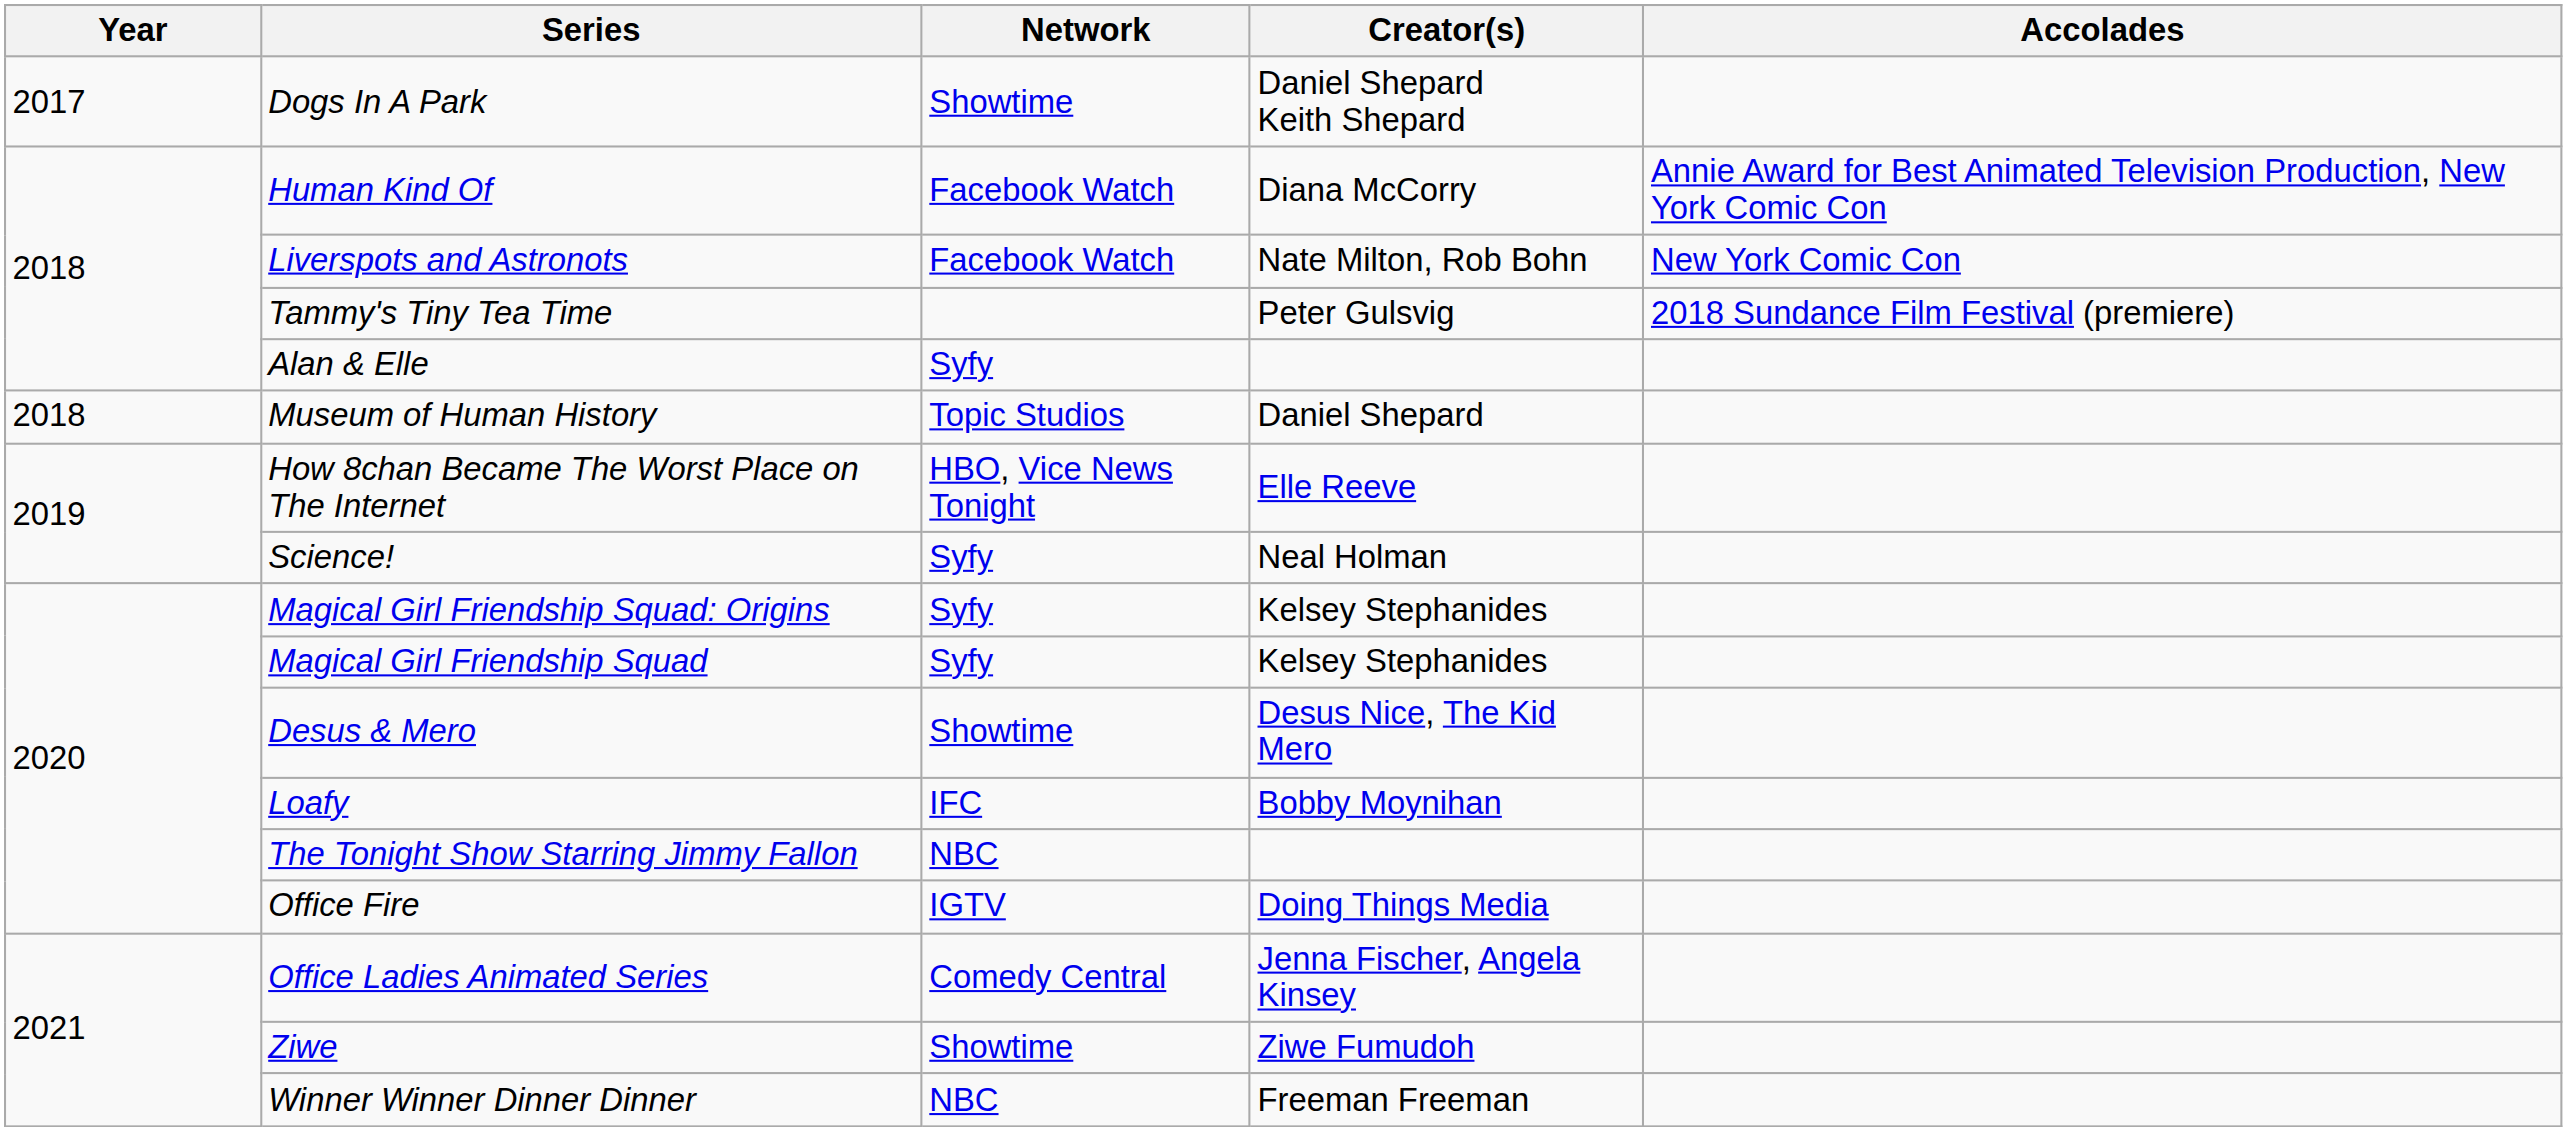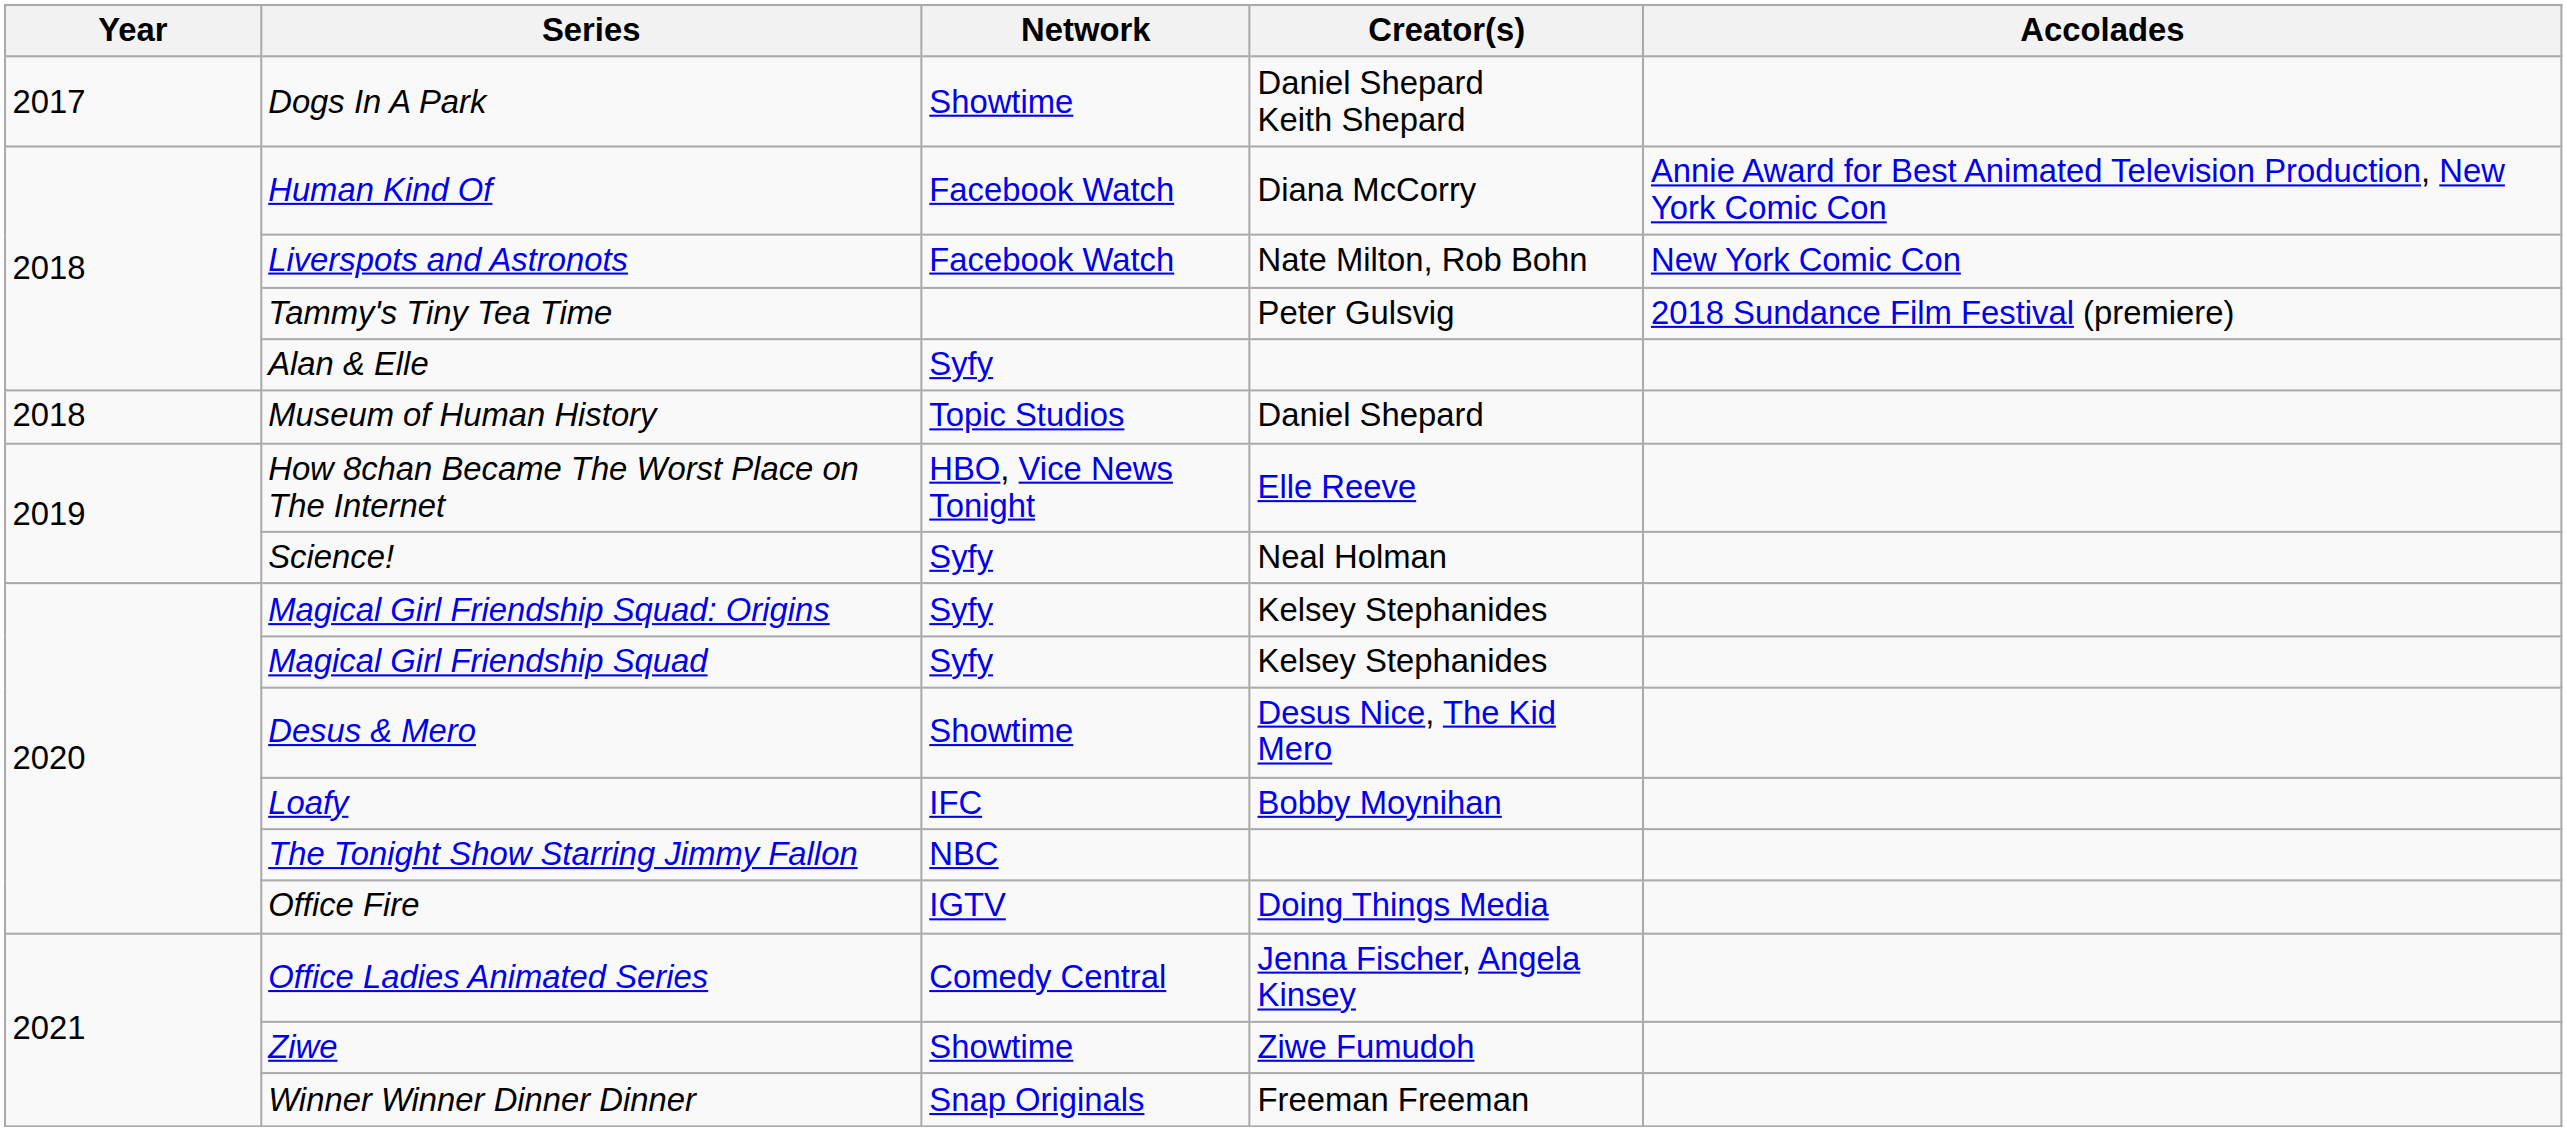(964, 1099) NBC -> (1037, 1099) Snap Originals
